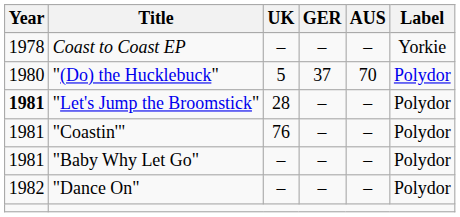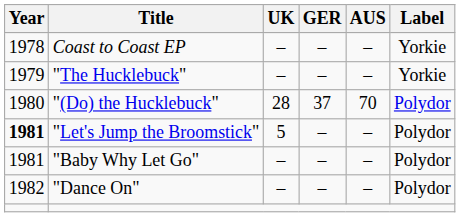+ row: (120, 75)
(281, 75) 5 -> (281, 103) 28
(281, 103) 28 -> (281, 132) 5
- row: (89, 132)
